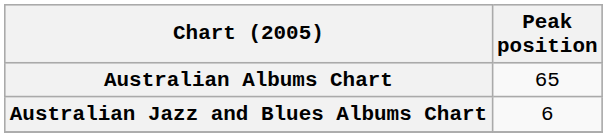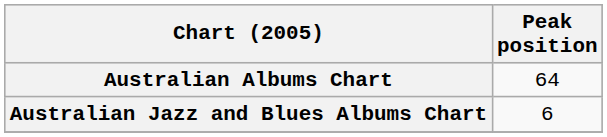(547, 80) 65 -> (547, 80) 64
